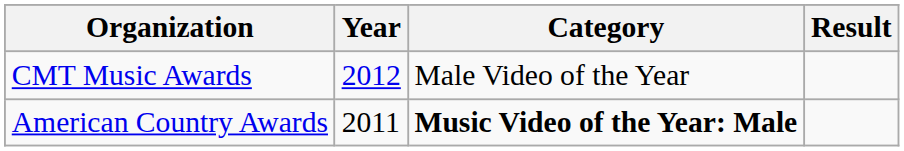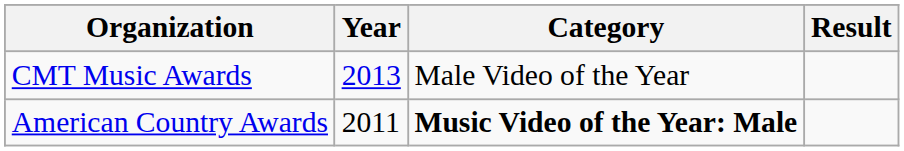(371, 74) 2012 -> (371, 74) 2013
